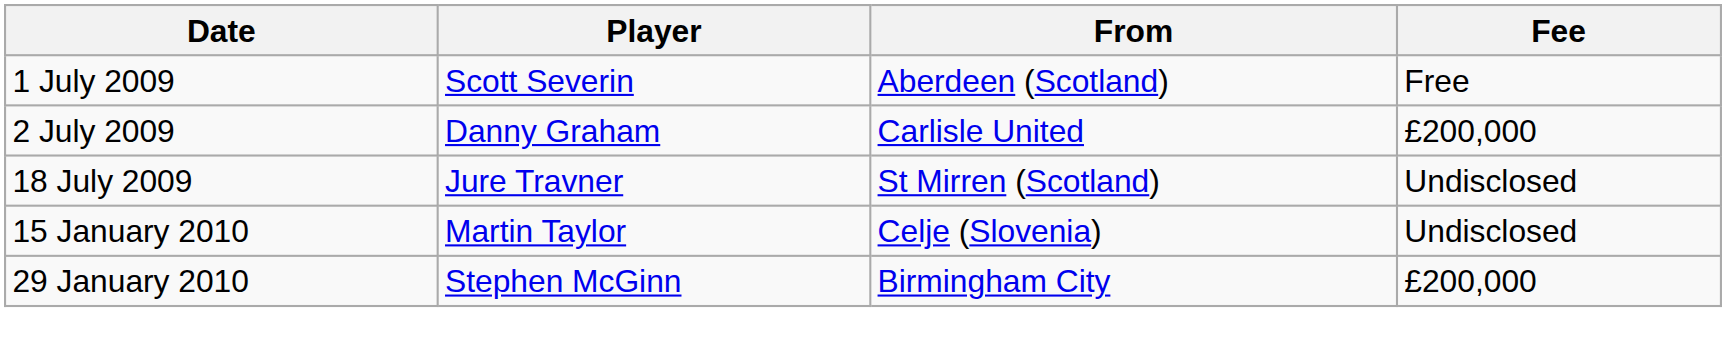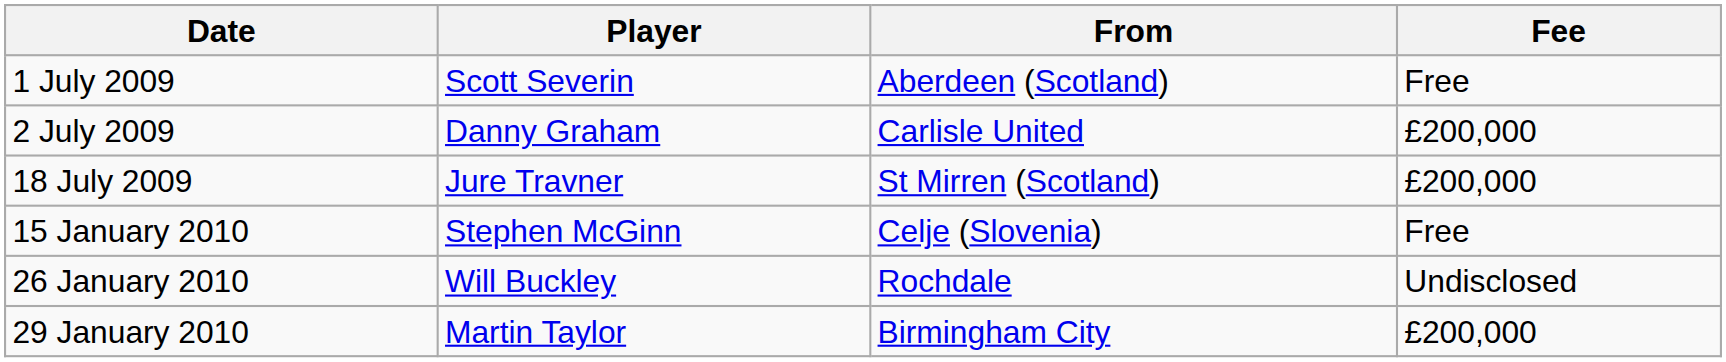(1491, 181) Undisclosed -> (1471, 181) £200,000
(536, 232) Martin Taylor -> (563, 232) Stephen McGinn
(1491, 232) Undisclosed -> (1437, 232) Free
+ row: (131, 282)
(563, 282) Stephen McGinn -> (536, 332) Martin Taylor
